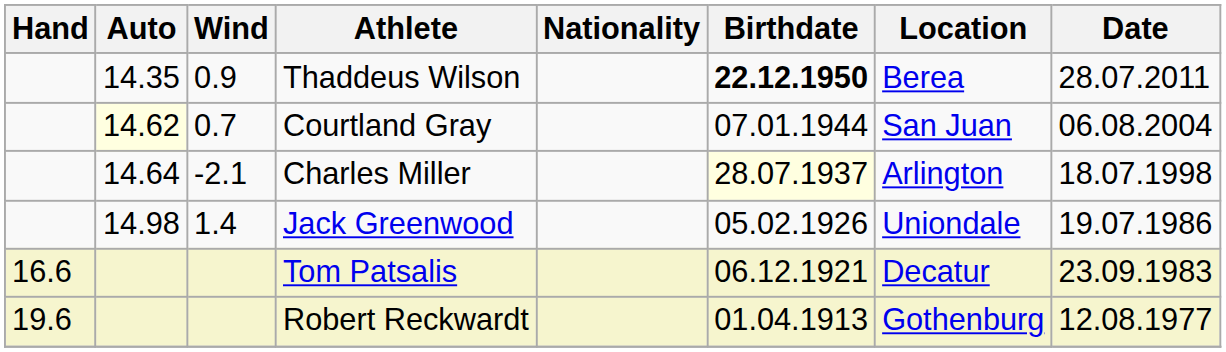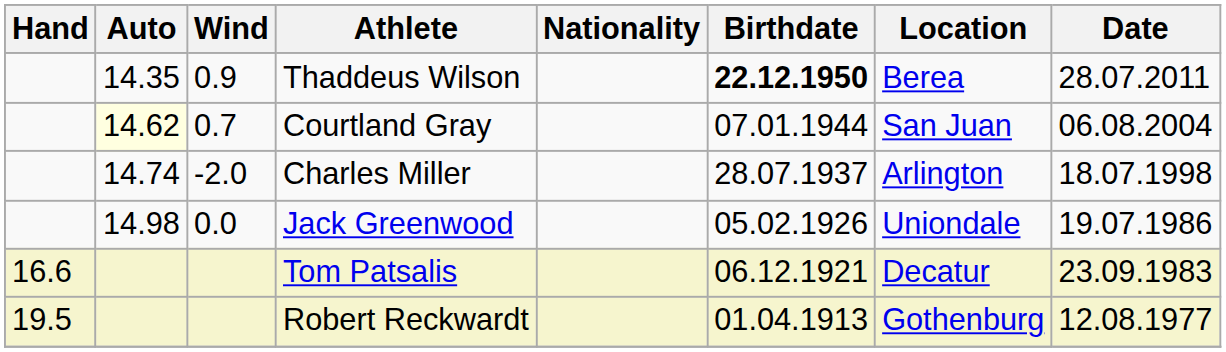(141, 175) 14.64 -> (141, 175) 14.74
(221, 175) -2.1 -> (221, 175) -2.0
(791, 175) lightyellow background -> (791, 175) no background
(215, 223) 1.4 -> (215, 223) 0.0
(42, 321) 19.6 -> (42, 321) 19.5
